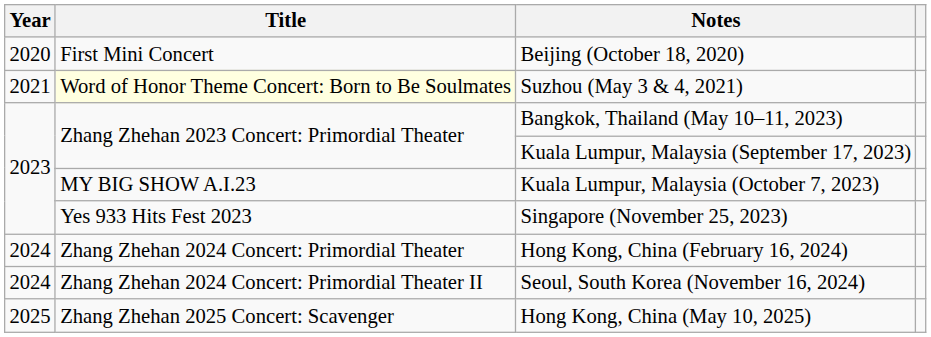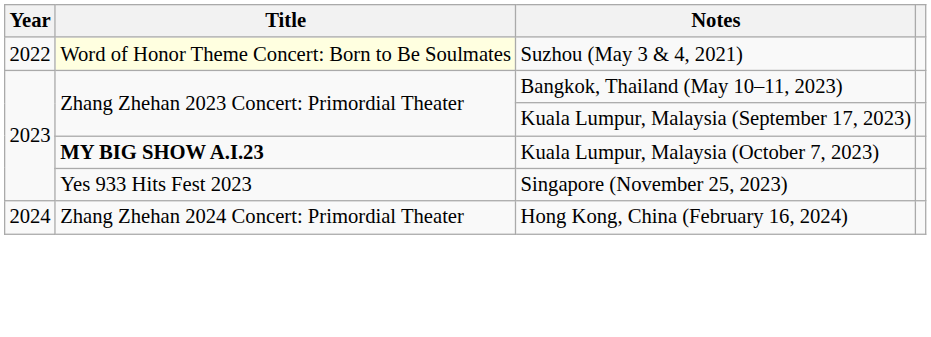- row: (632, 53)
(30, 86) 2021 -> (30, 53) 2022
(158, 184) normal -> (162, 151) bold
- row: (693, 282)
- row: (666, 315)
